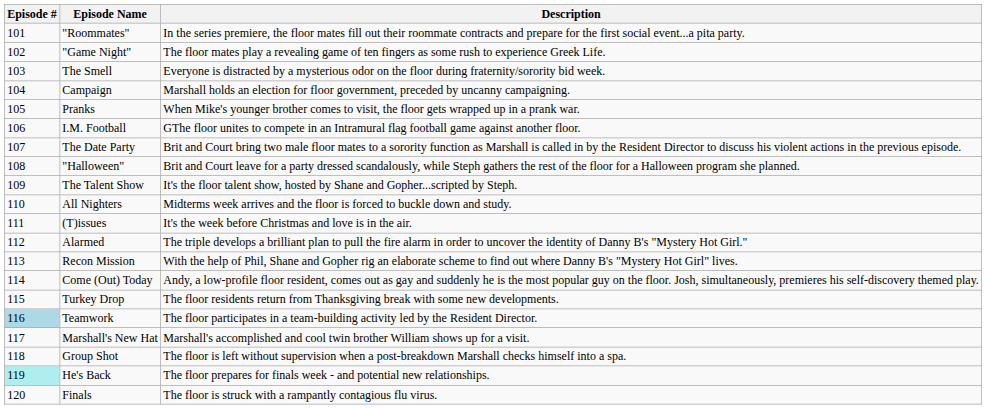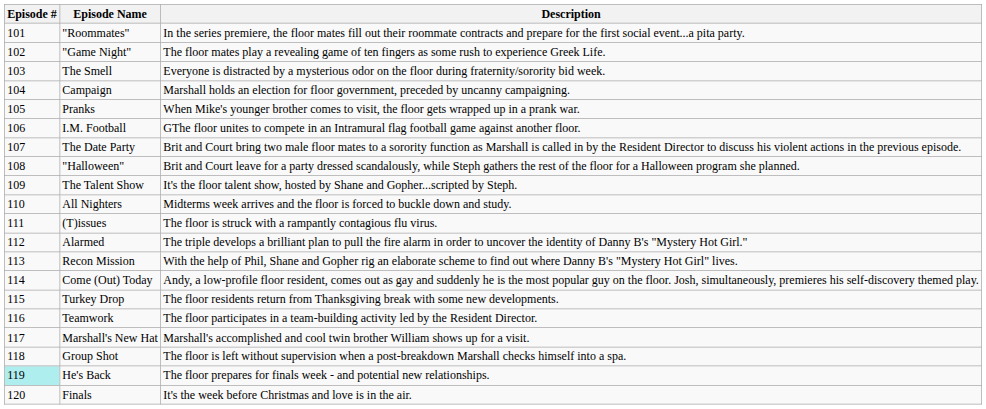(288, 223) It's the week before Christmas and love is in the air. -> (300, 223) The floor is struck with a rampantly contagious flu virus.
(16, 318) lightblue background -> (16, 318) no background
(300, 394) The floor is struck with a rampantly contagious flu virus. -> (288, 394) It's the week before Christmas and love is in the air.
